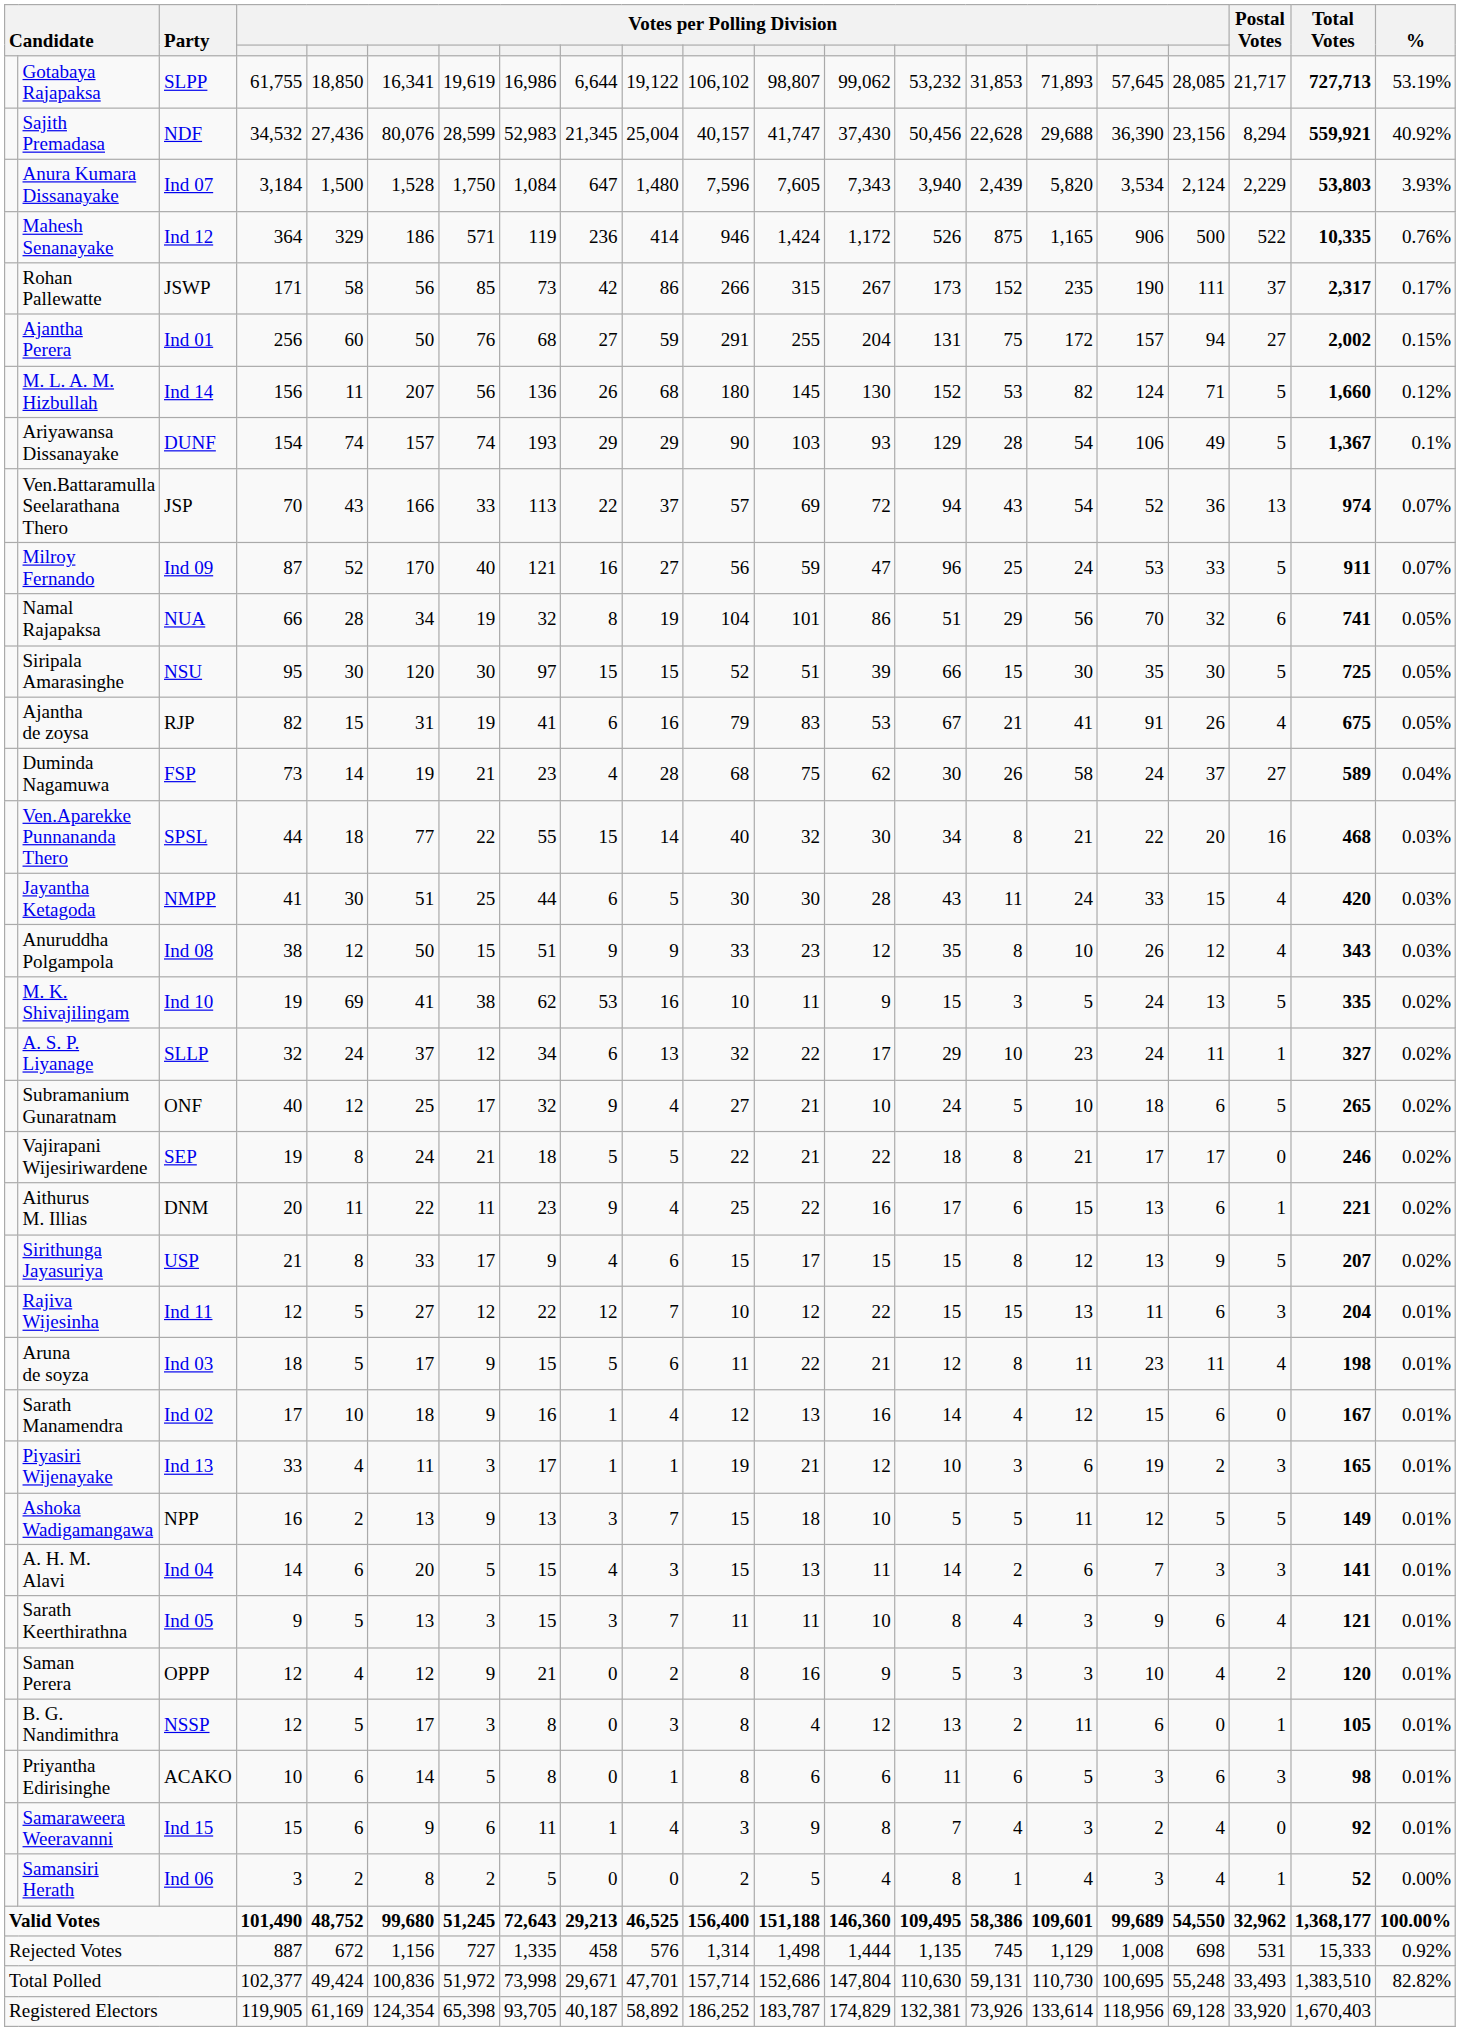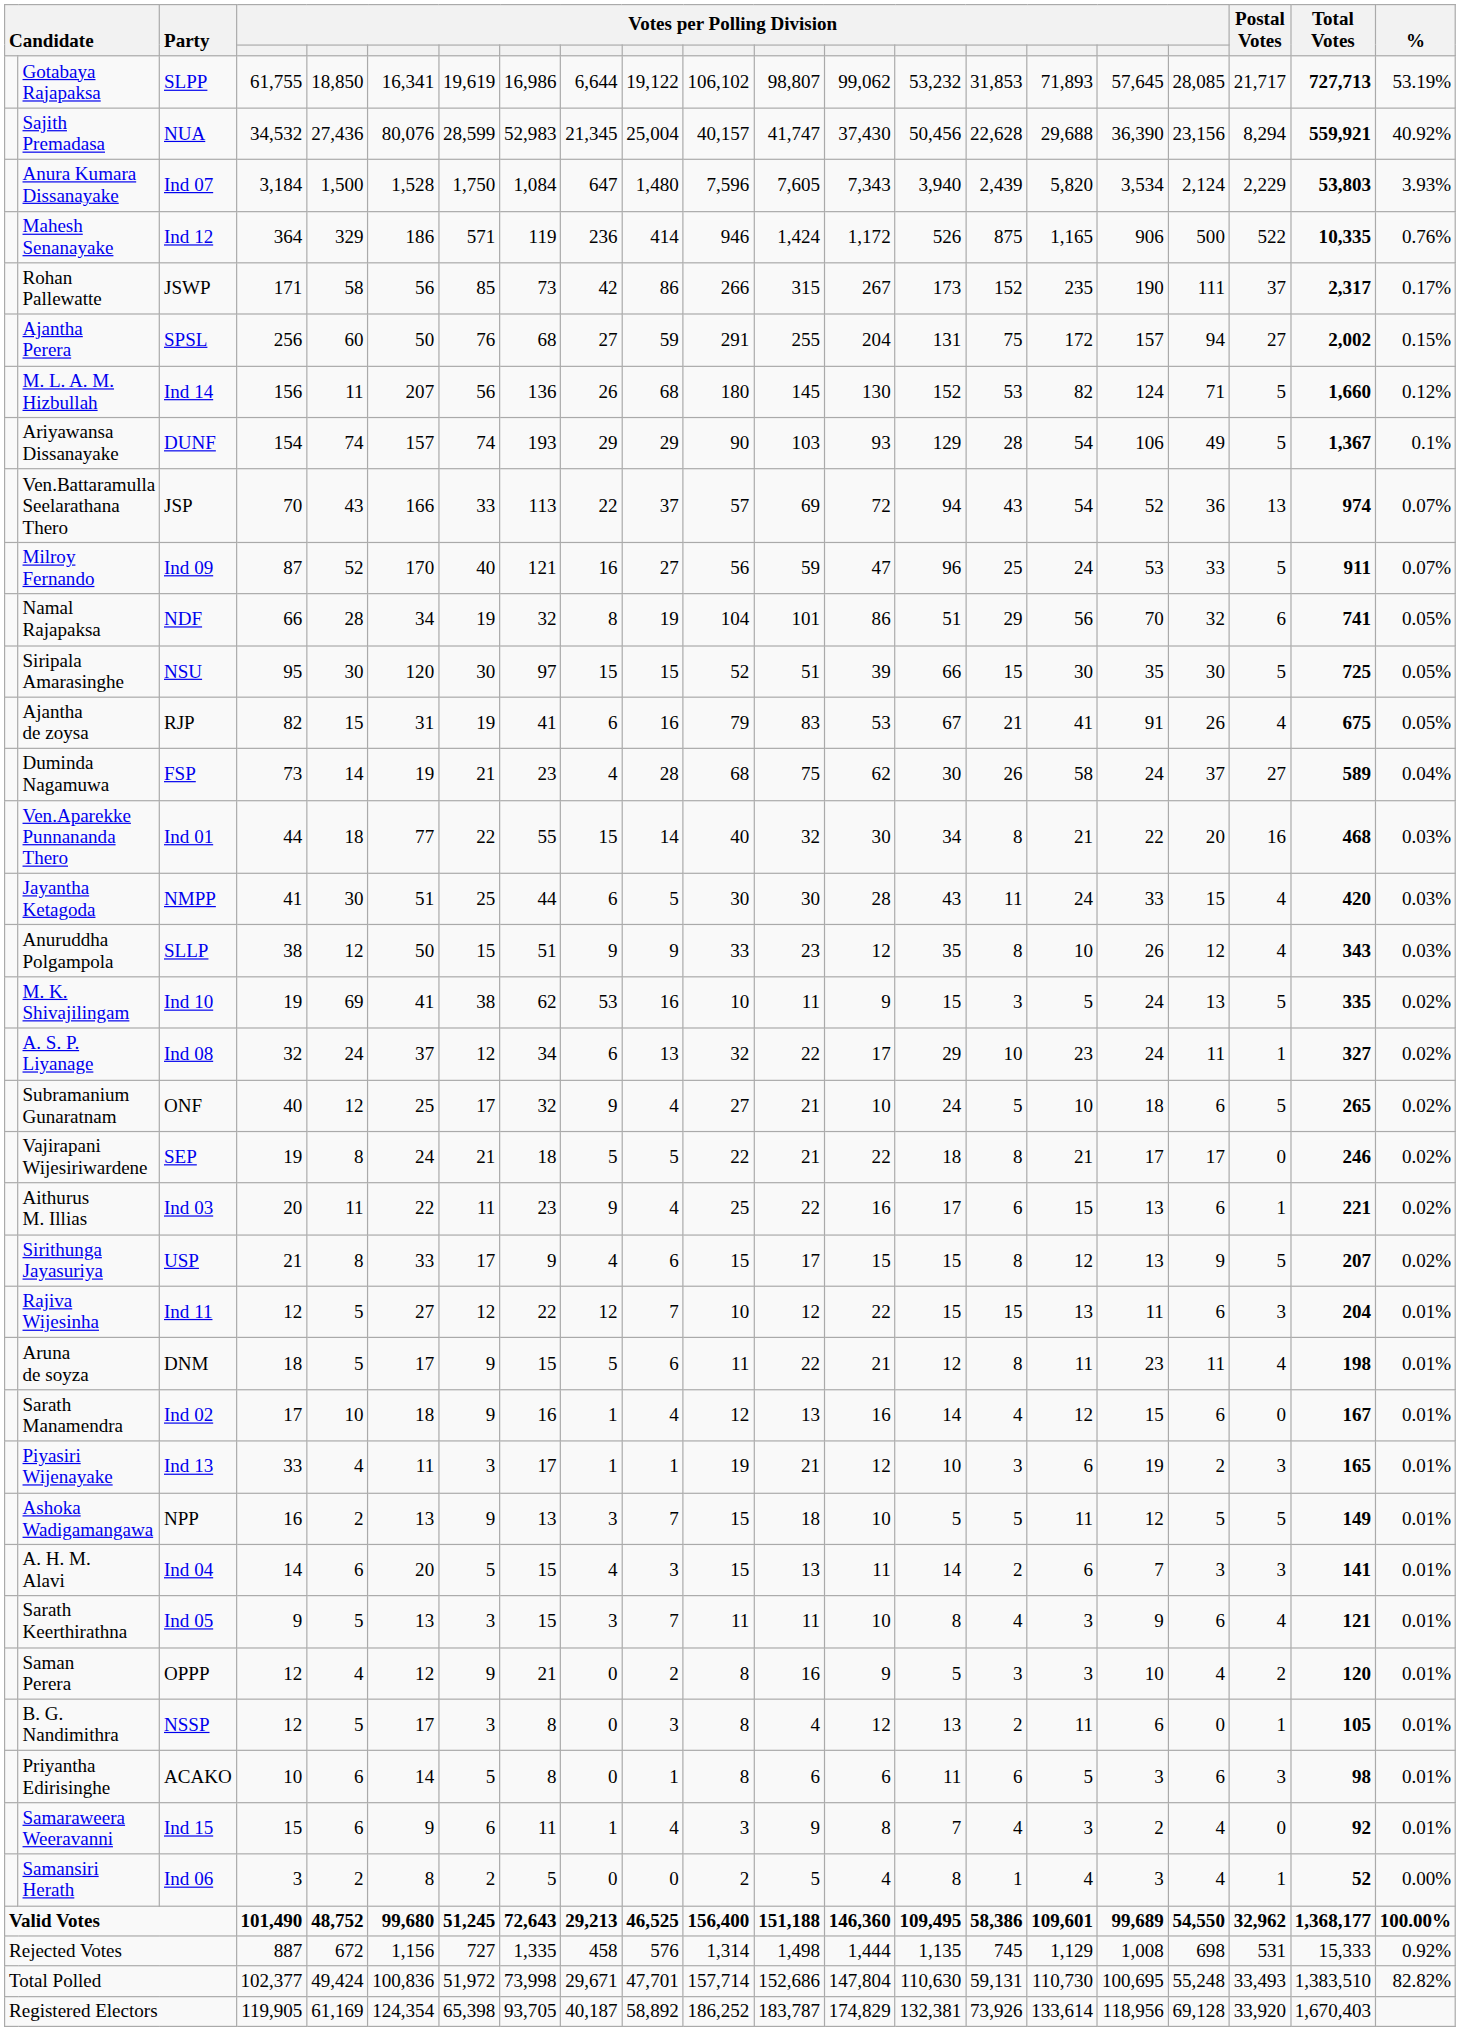(183, 133) NDF -> (185, 133) NUA
(189, 340) Ind 01 -> (186, 340) SPSL
(185, 619) NUA -> (183, 619) NDF
(186, 836) SPSL -> (189, 836) Ind 01
(189, 950) Ind 08 -> (186, 950) SLLP
(186, 1053) SLLP -> (189, 1053) Ind 08
(186, 1208) DNM -> (189, 1208) Ind 03
(189, 1363) Ind 03 -> (186, 1363) DNM
